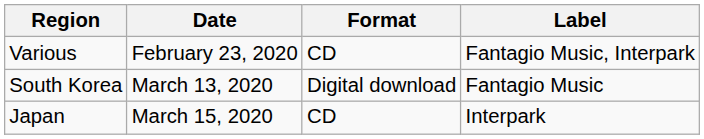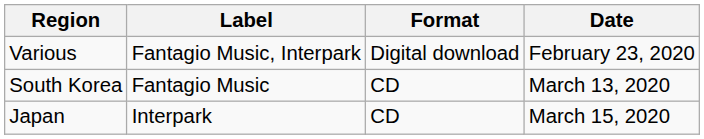columns swapped: (215, 20) <-> (580, 20)
(322, 52) CD -> (445, 52) Digital download
(382, 85) Digital download -> (385, 85) CD
